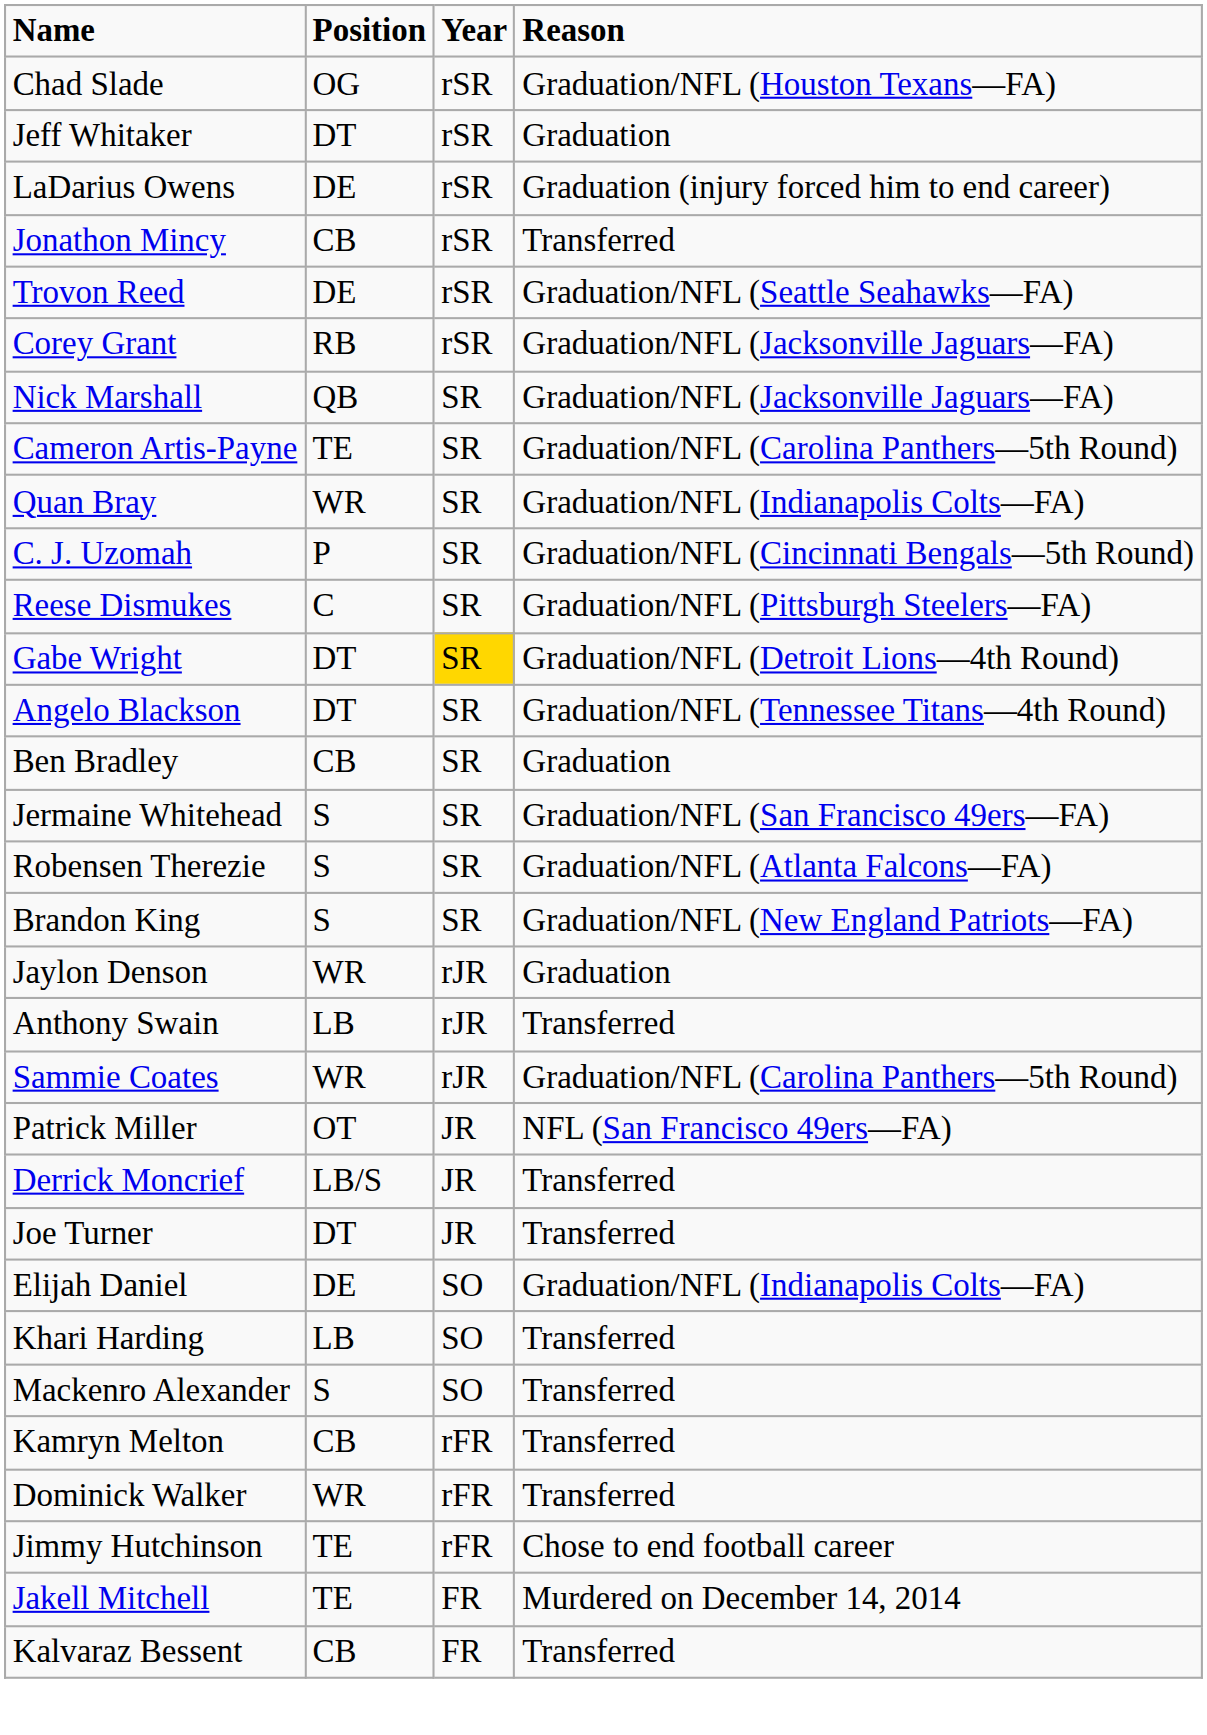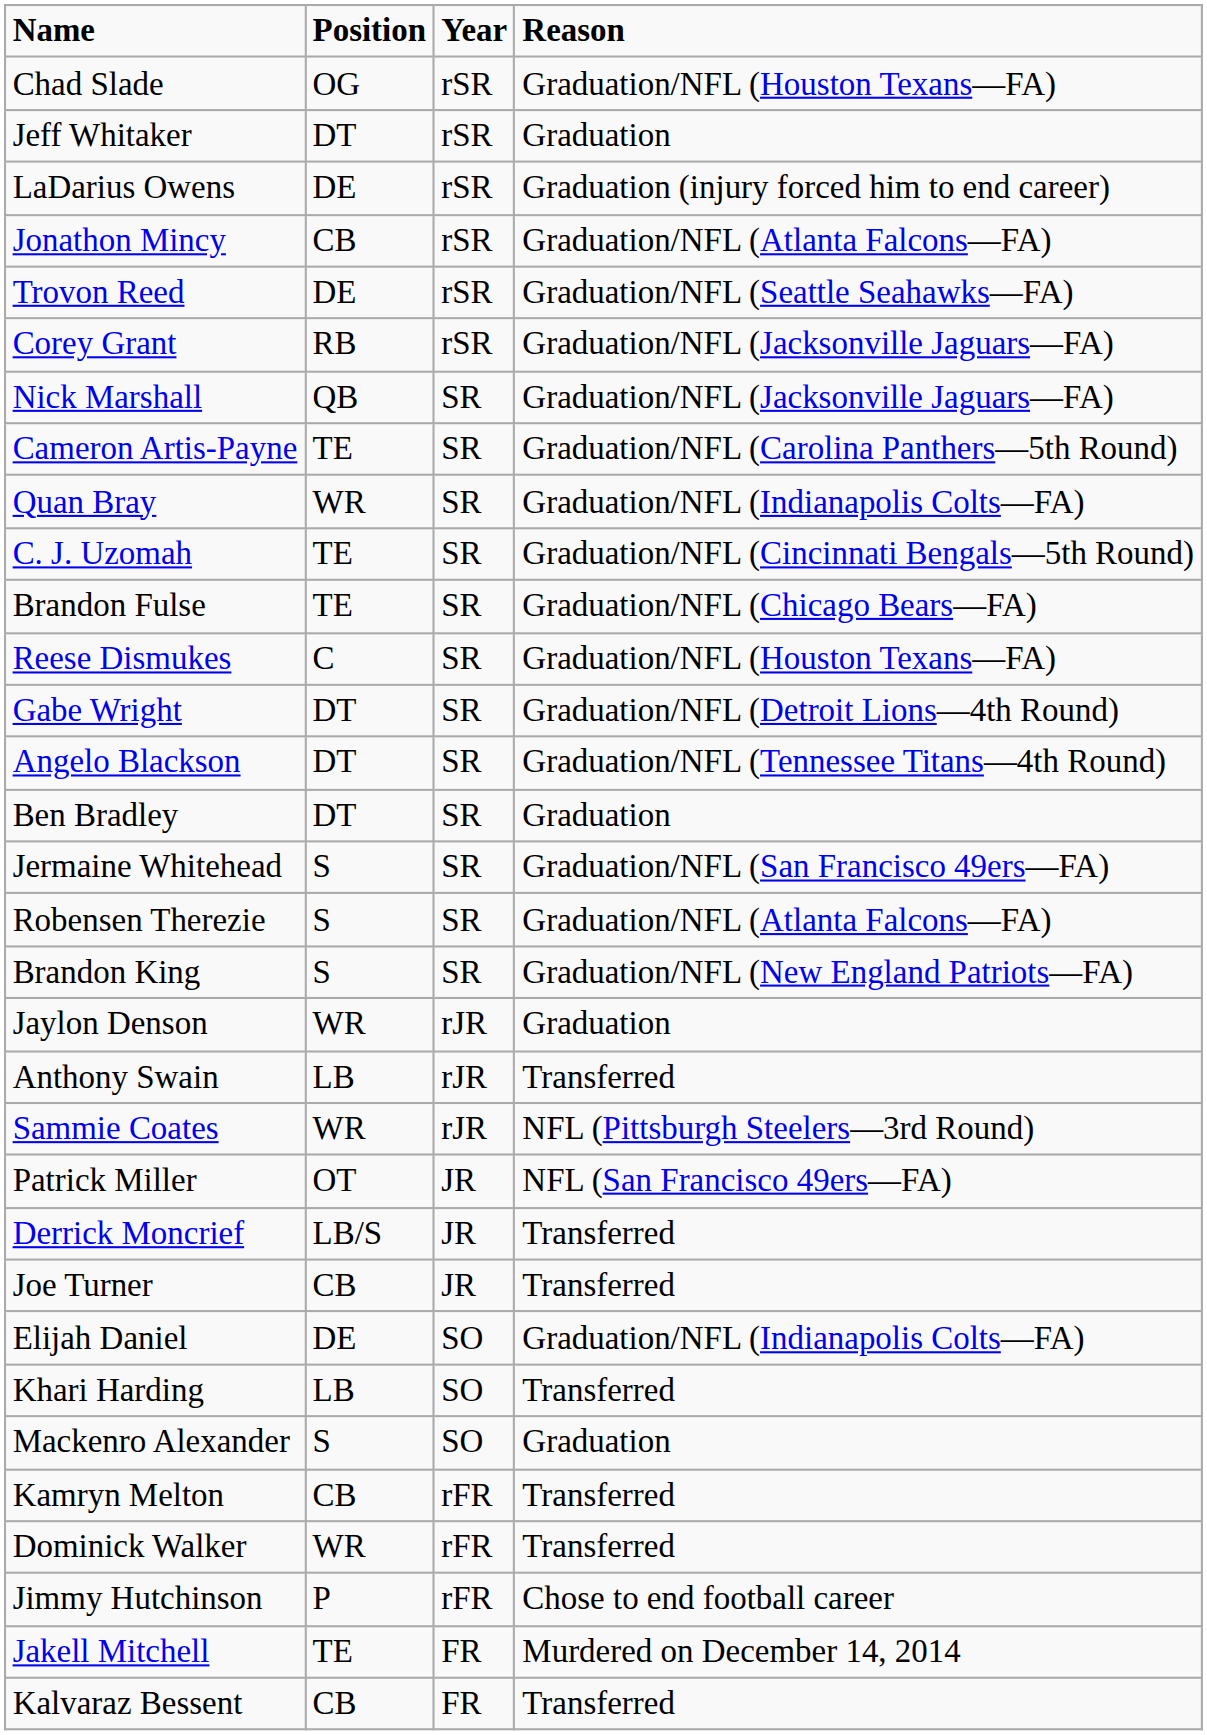(599, 239) Transferred -> (787, 239) Graduation/NFL (Atlanta Falcons—FA)
(322, 553) P -> (333, 553) TE
+ row: (109, 605)
(807, 605) Graduation/NFL (Pittsburgh Steelers—FA) -> (789, 657) Graduation/NFL (Houston Texans—FA)
(461, 657) gold background -> (461, 710) no background
(335, 762) CB -> (334, 814) DT
(850, 1076) Graduation/NFL (Carolina Panthers—5th Round) -> (778, 1128) NFL (Pittsburgh Steelers—3rd Round)
(334, 1232) DT -> (335, 1285) CB
(599, 1389) Transferred -> (596, 1441) Graduation
(333, 1546) TE -> (322, 1598) P
